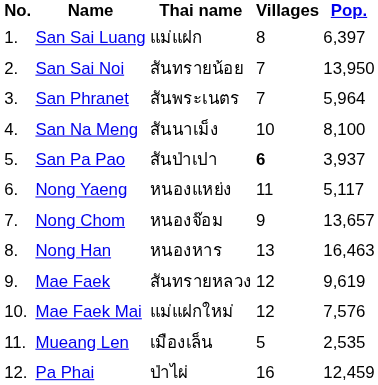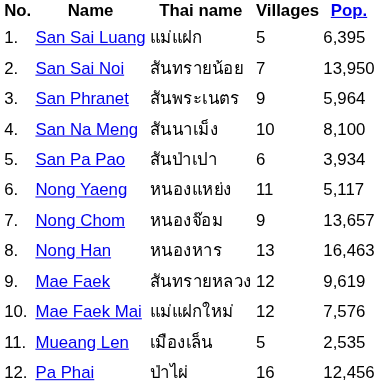(261, 37) 8 -> (261, 37) 5
(344, 37) 6,397 -> (344, 37) 6,395
(261, 98) 7 -> (261, 98) 9
(261, 159) bold -> (261, 159) normal
(344, 159) 3,937 -> (344, 159) 3,934
(349, 372) 12,459 -> (349, 372) 12,456
